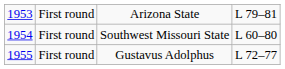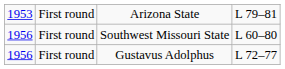(20, 34) 1954 -> (20, 34) 1956
(20, 54) 1955 -> (20, 54) 1956
